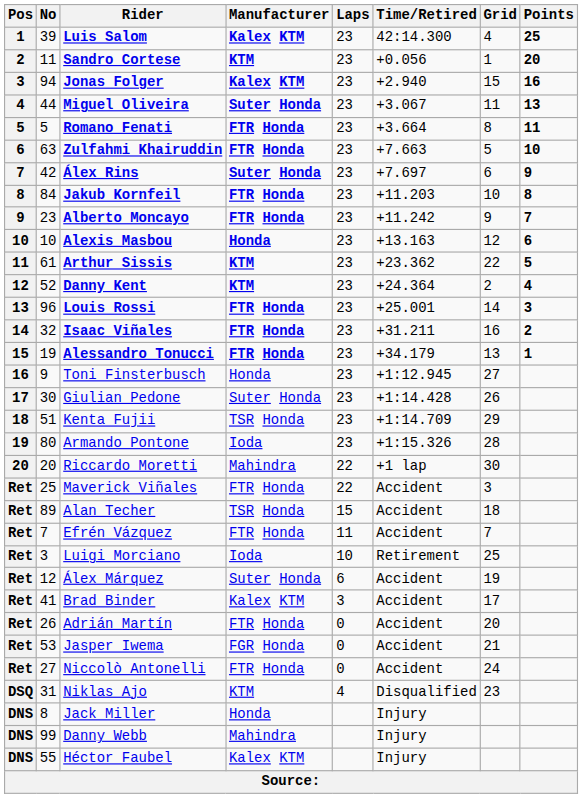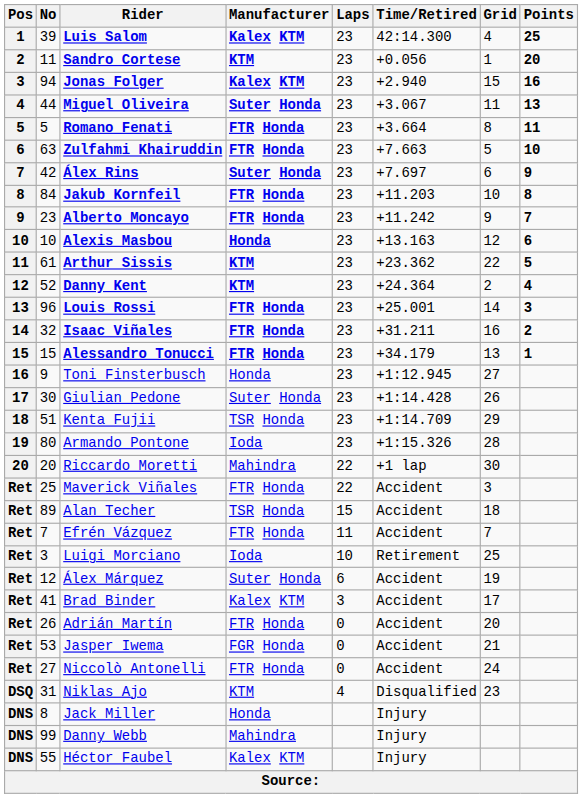(48, 354) 19 -> (48, 354) 15
